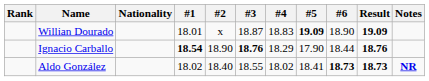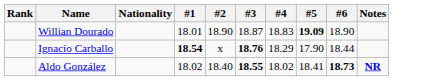- column: (375, 13)
(220, 31) x -> (220, 31) 18.90
(220, 48) 18.90 -> (220, 48) x
(251, 66) normal -> (251, 66) bold
